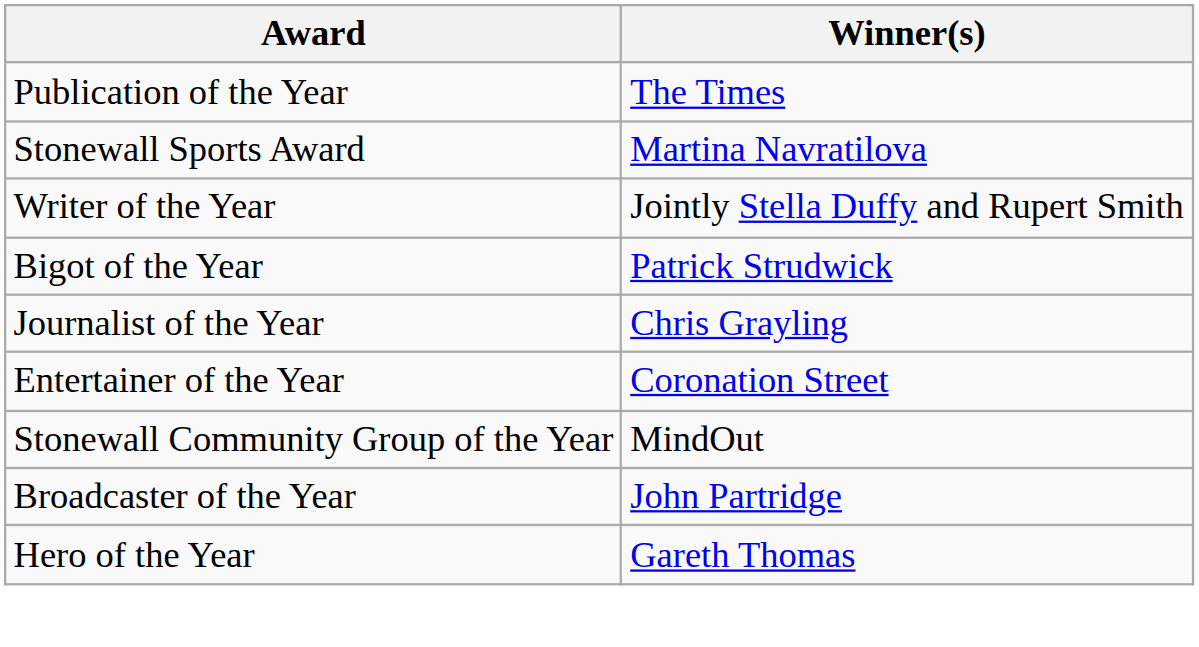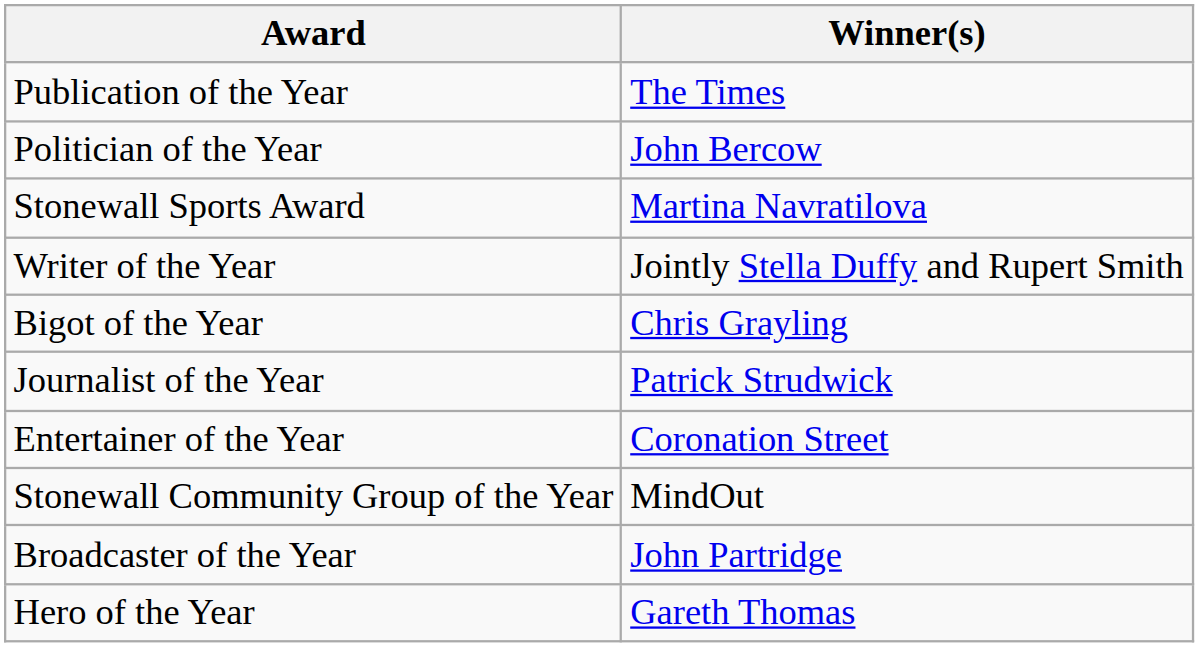+ row: (168, 149)
(761, 264) Patrick Strudwick -> (739, 322) Chris Grayling
(739, 322) Chris Grayling -> (761, 380) Patrick Strudwick
